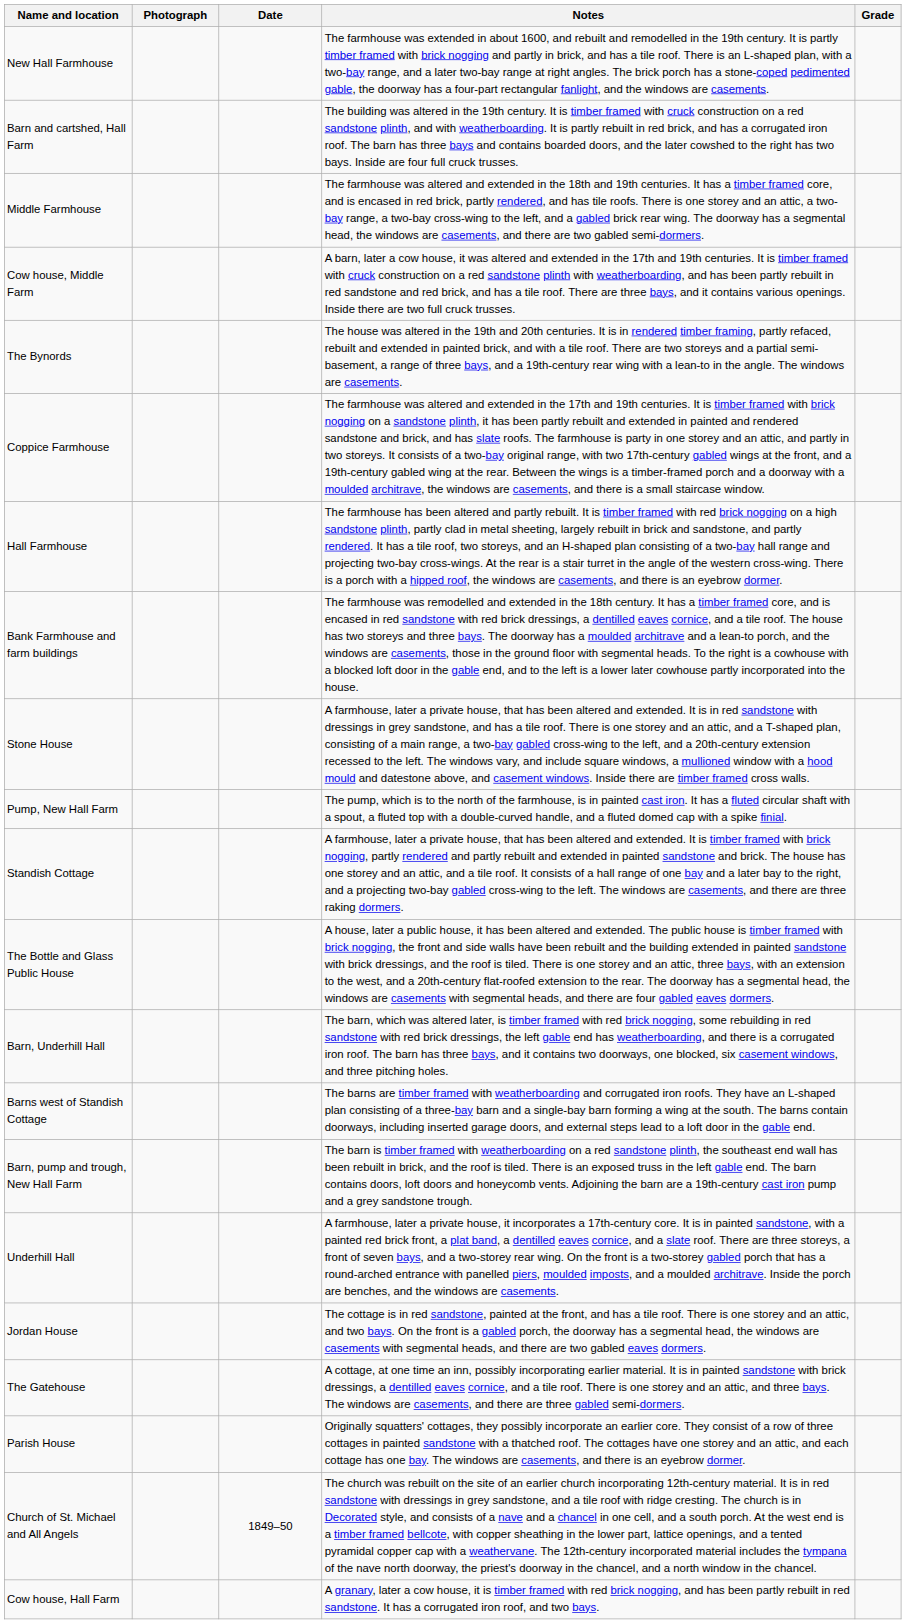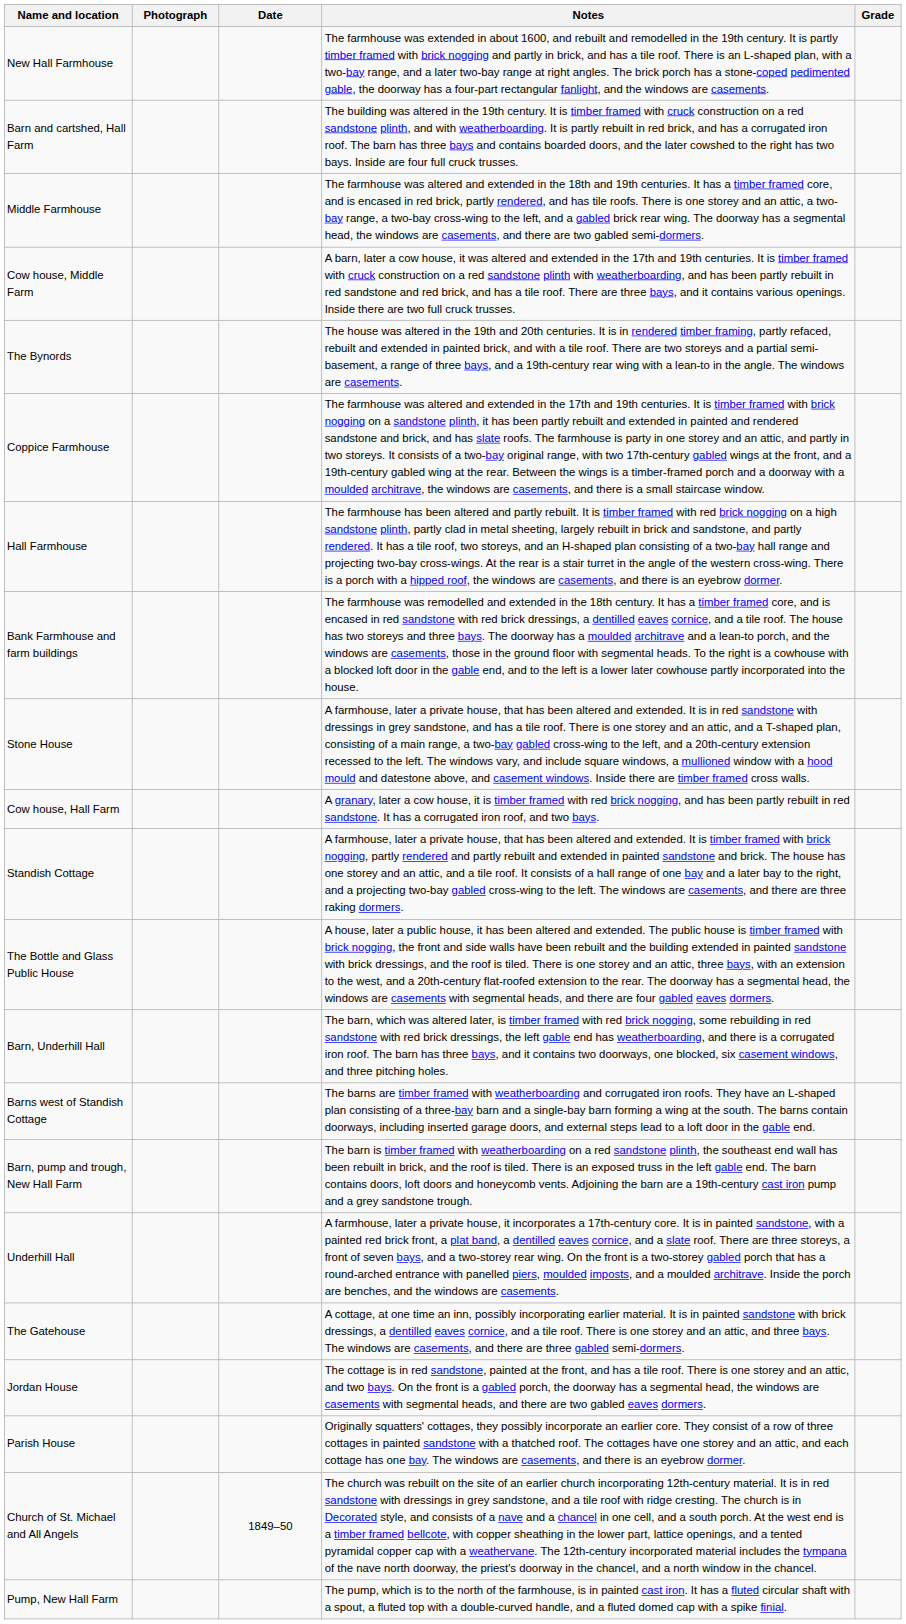rows swapped: (63, 1599) <-> (63, 809)
rows swapped: (42, 1331) <-> (46, 1387)
